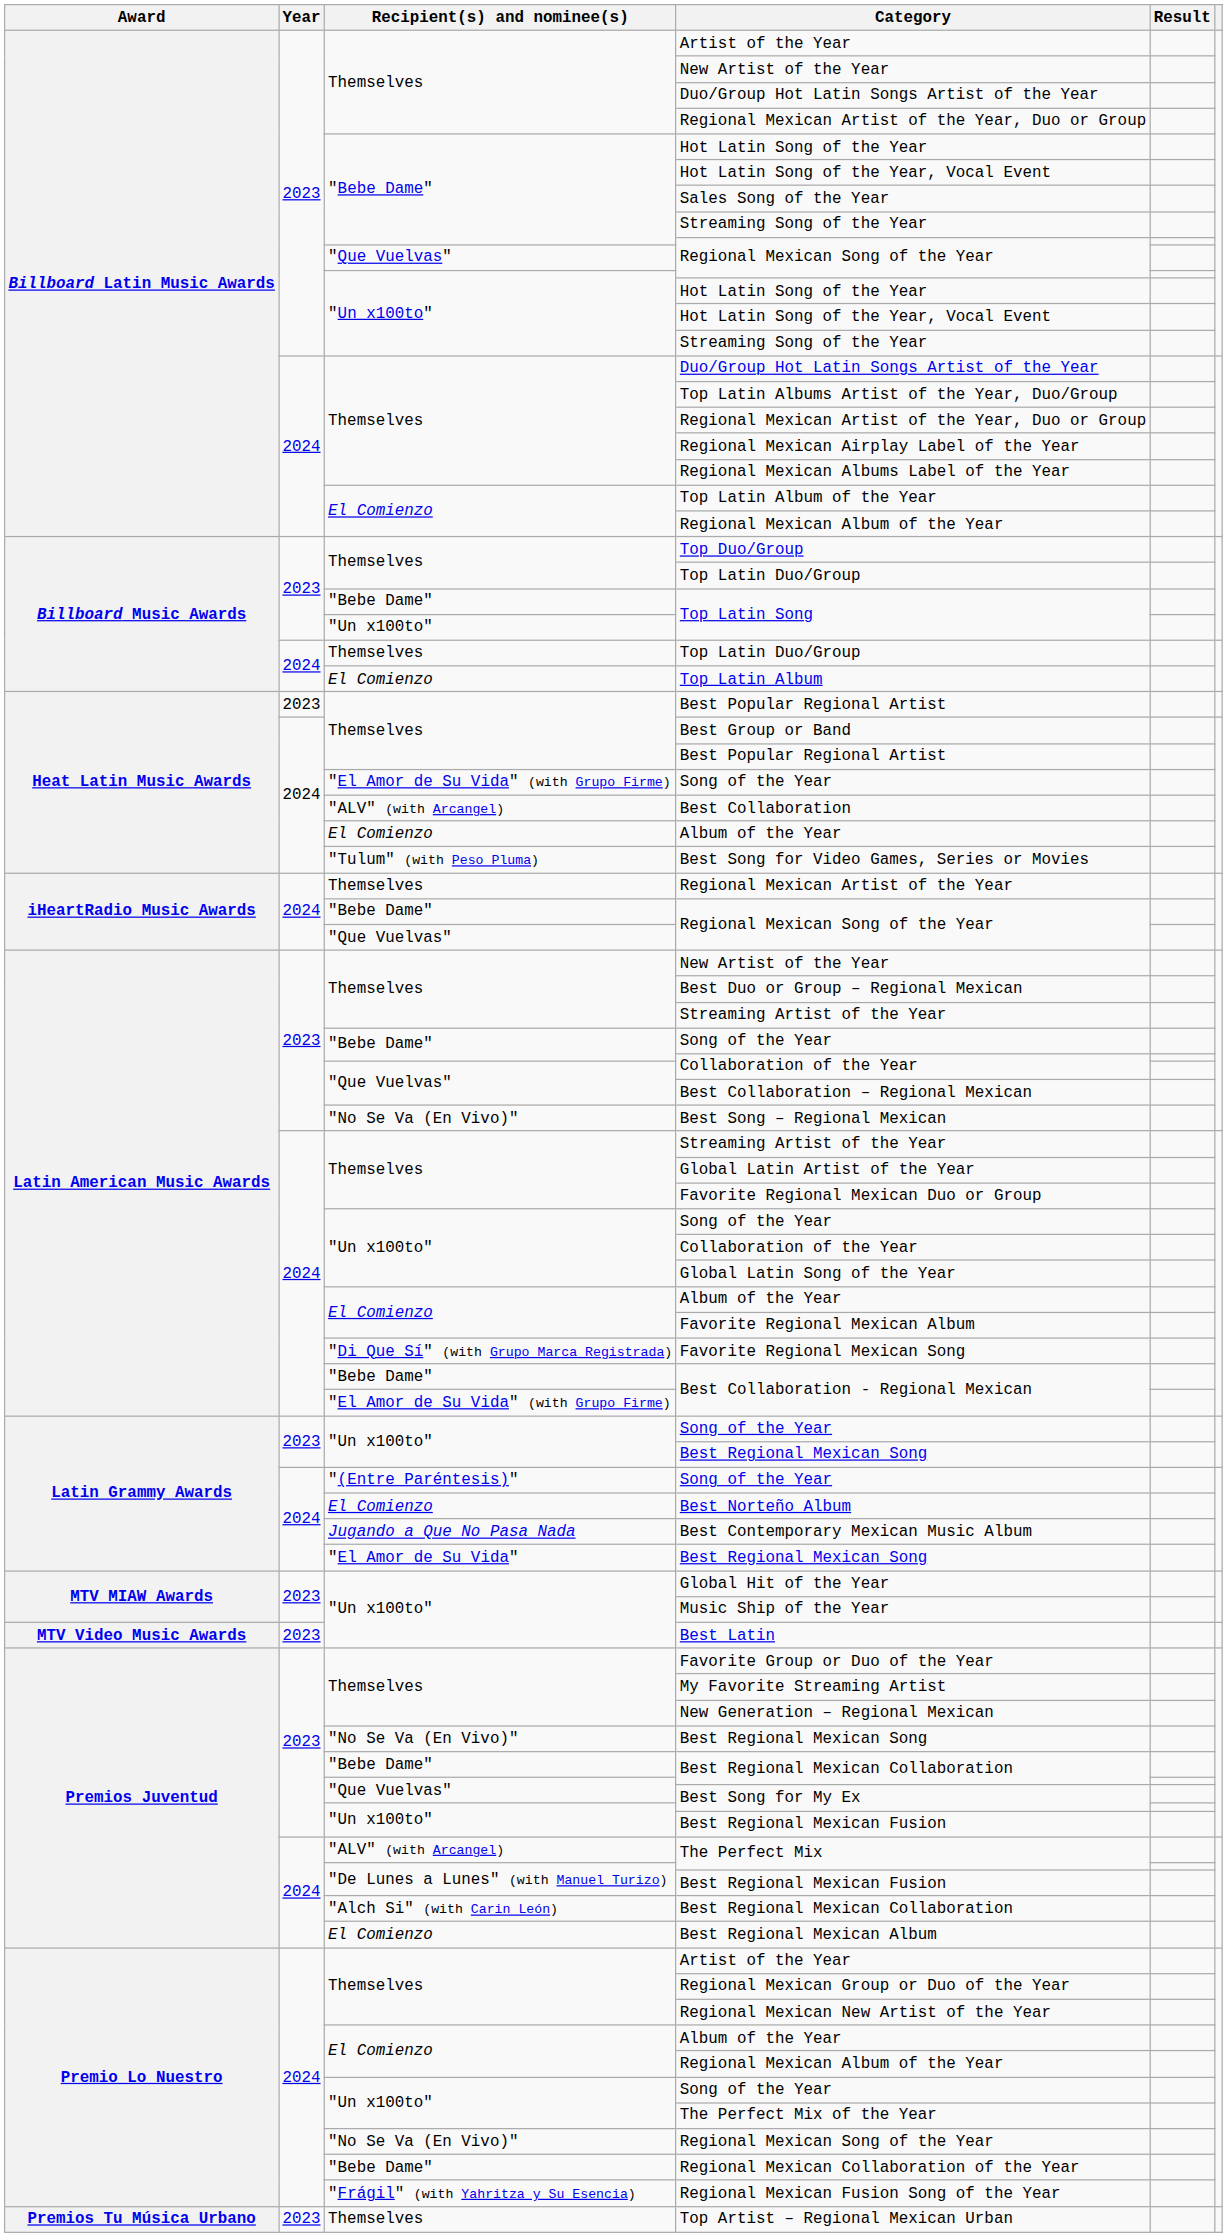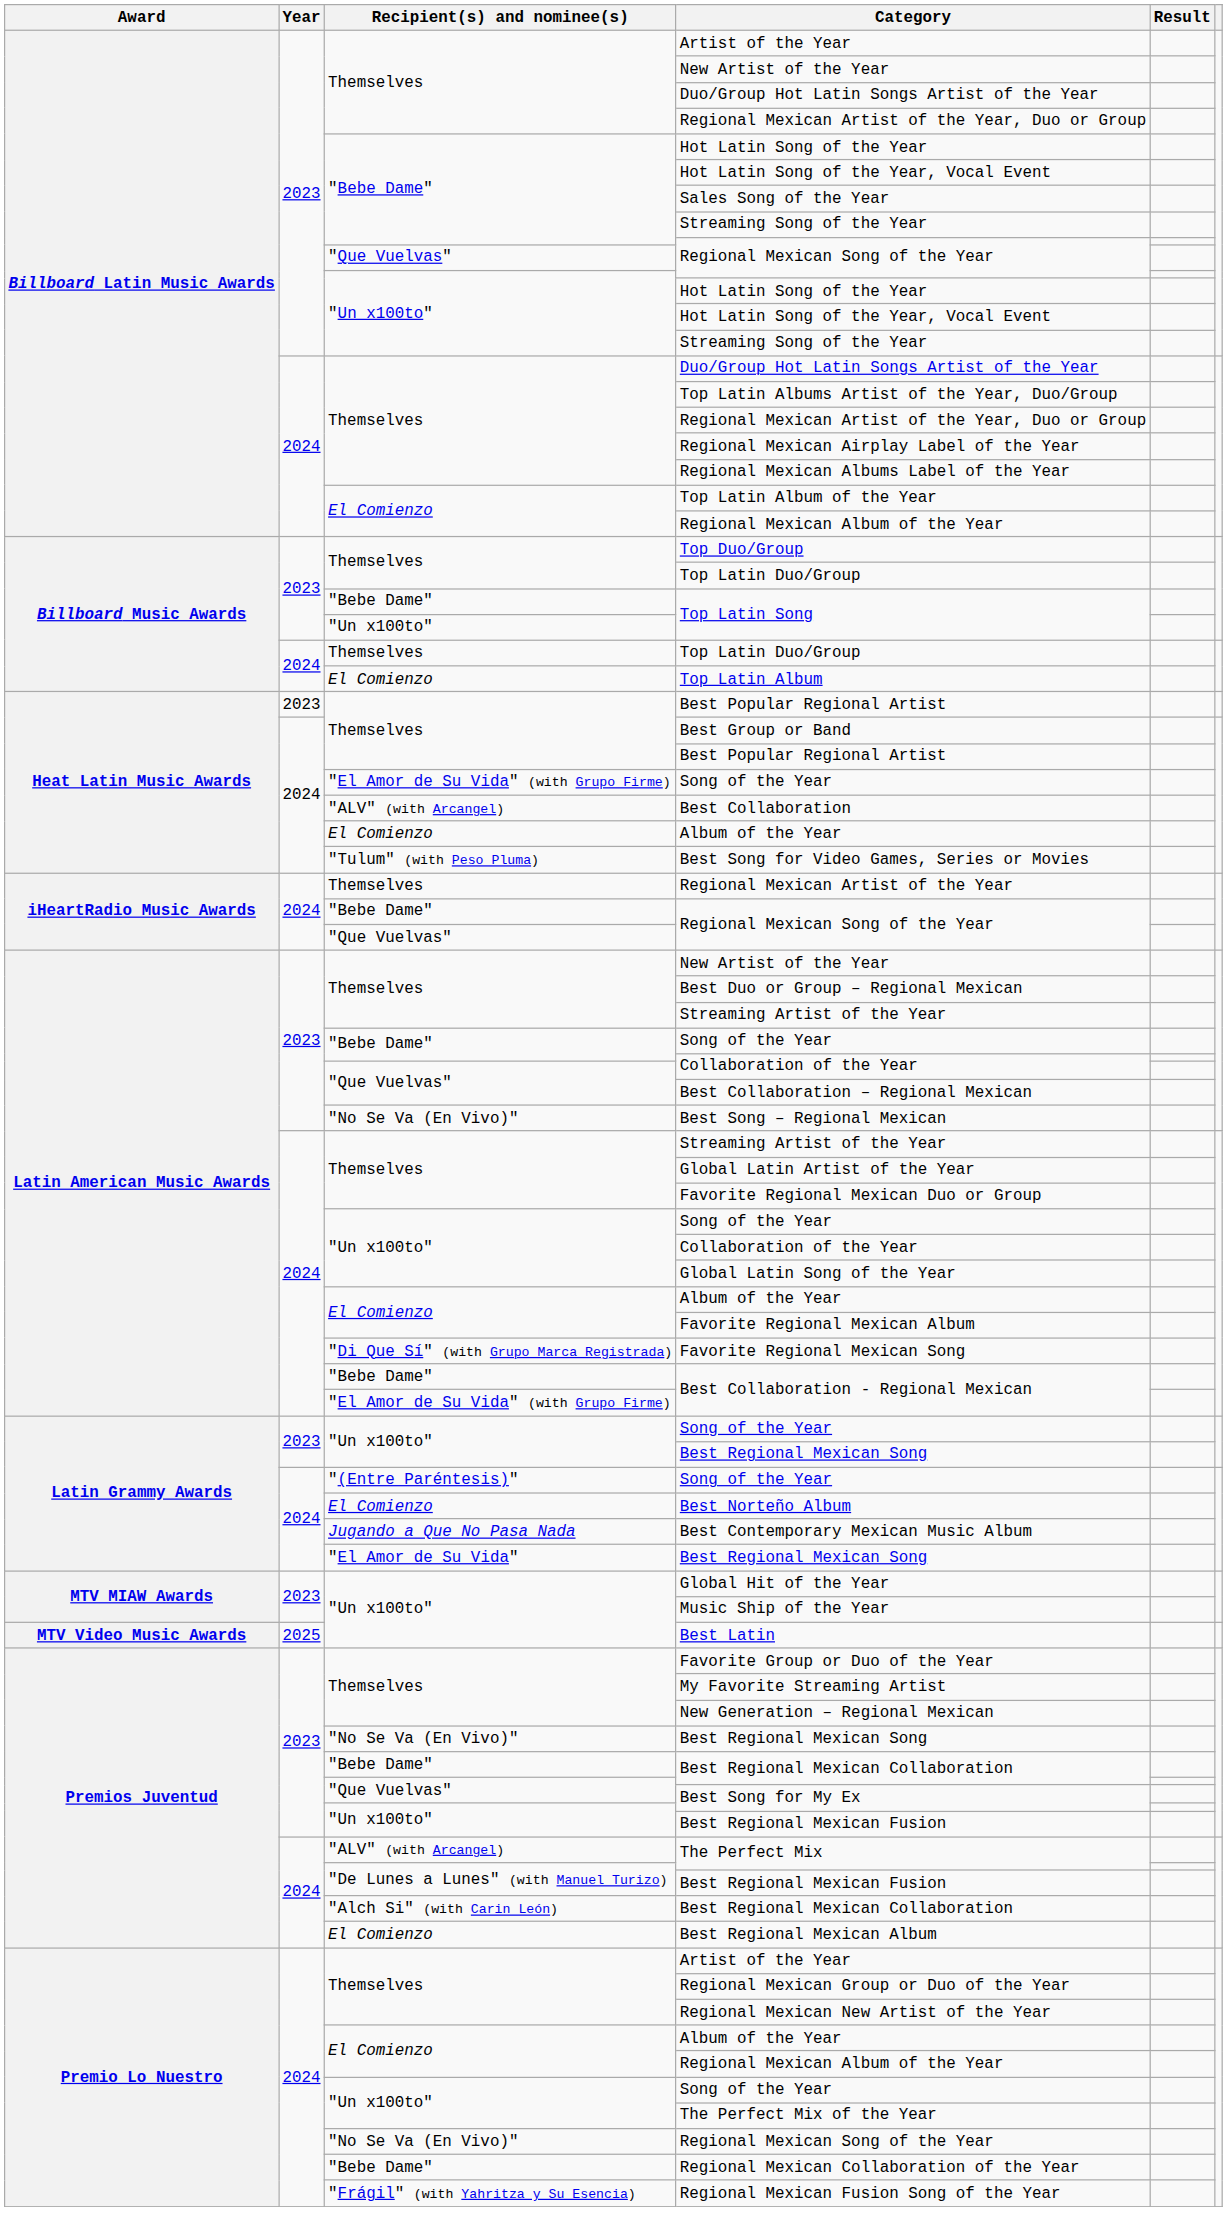(301, 1635) 2023 -> (301, 1635) 2025
- row: (376, 2219)
